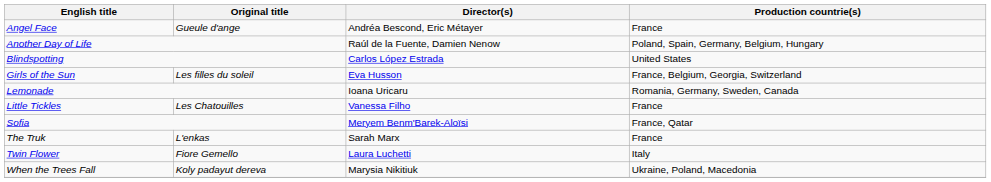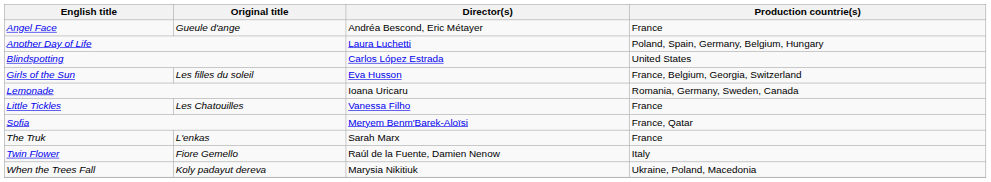(424, 43) Raúl de la Fuente, Damien Nenow -> (380, 43) Laura Luchetti
(380, 153) Laura Luchetti -> (424, 153) Raúl de la Fuente, Damien Nenow
